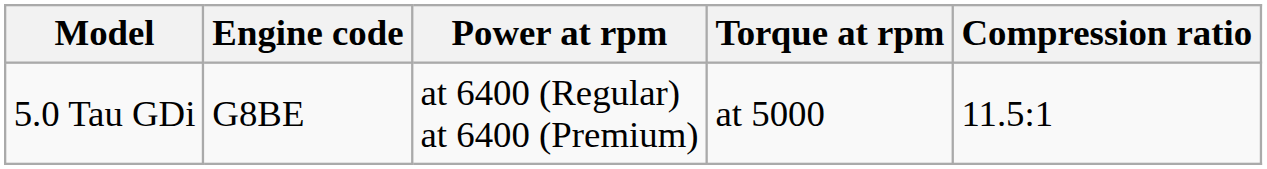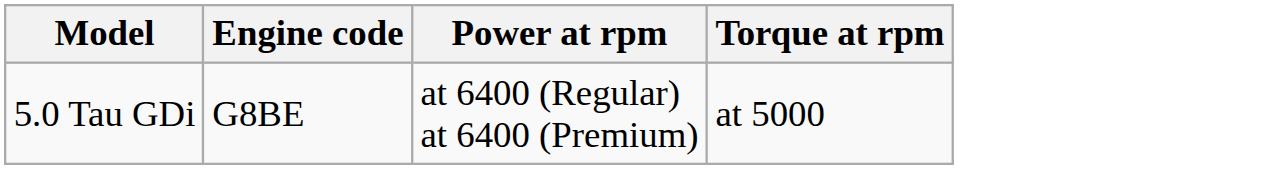- column: (1107, 33)
